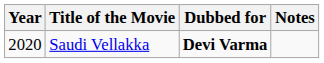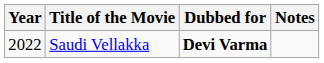(25, 44) 2020 -> (25, 44) 2022
